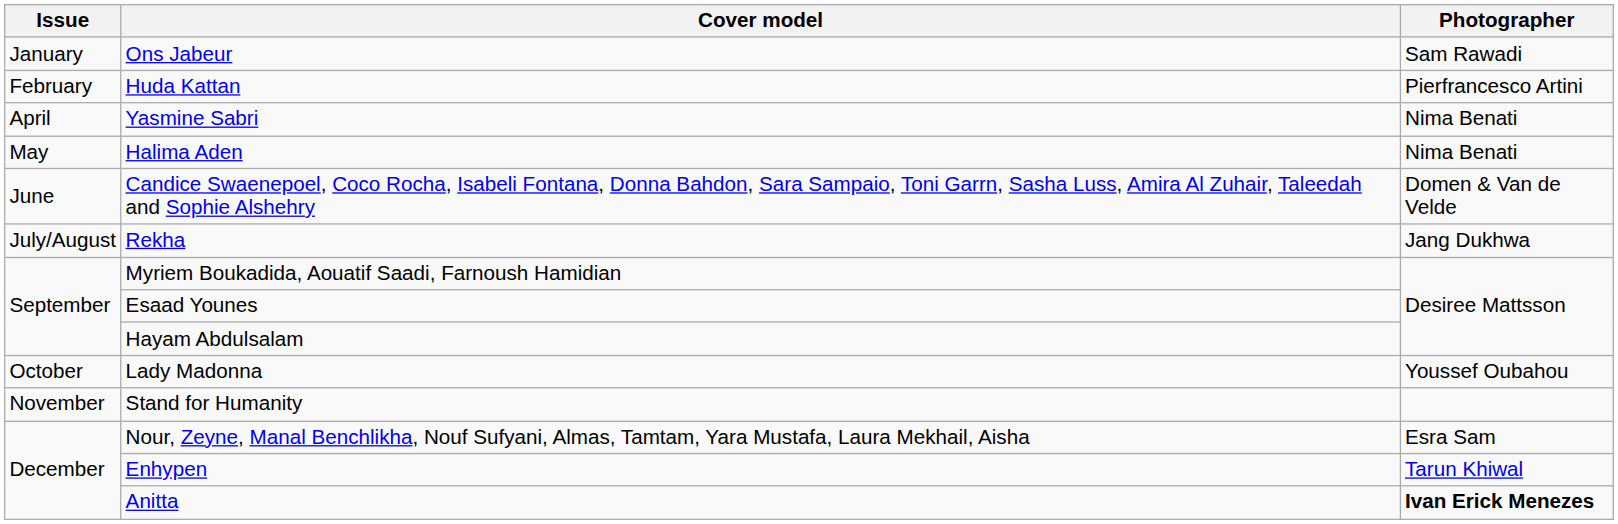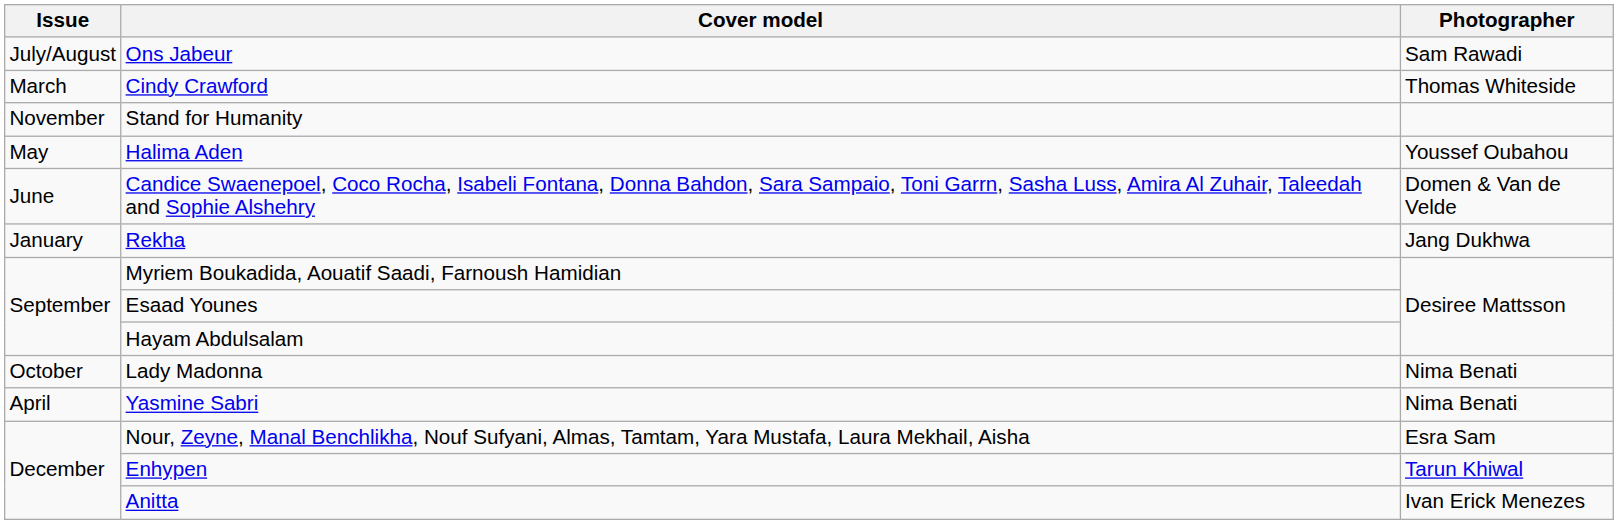(46, 53) January -> (63, 53) July/August
- row: (183, 86)
+ row: (197, 86)
rows swapped: (192, 119) <-> (214, 404)
(1461, 151) Nima Benati -> (1487, 151) Youssef Oubahou
(63, 240) July/August -> (46, 240) January
(1487, 371) Youssef Oubahou -> (1461, 371) Nima Benati
(1500, 502) bold -> (1495, 502) normal
